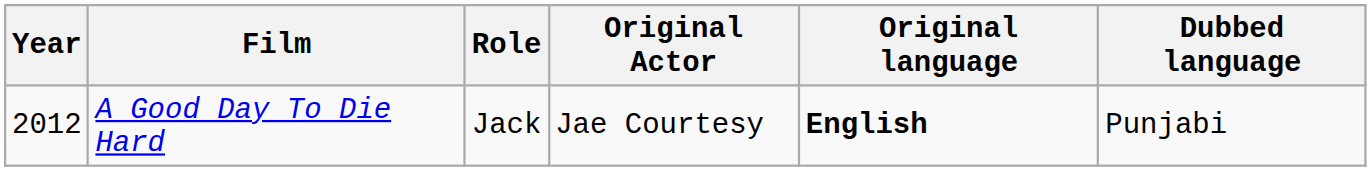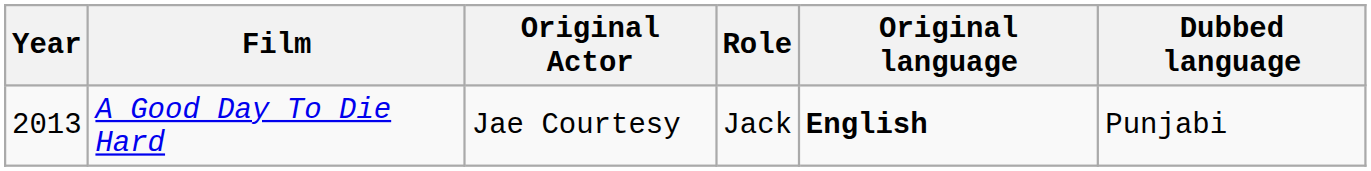columns swapped: (507, 45) <-> (674, 45)
(47, 126) 2012 -> (47, 126) 2013
